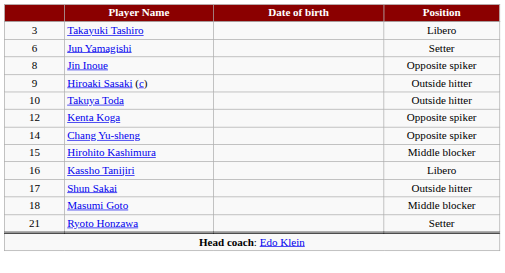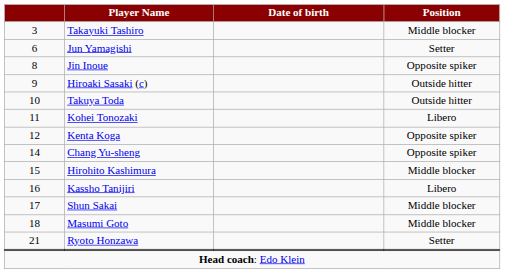(442, 30) Libero -> (442, 30) Middle blocker
+ row: (102, 118)
(442, 188) Outside hitter -> (442, 205) Middle blocker
